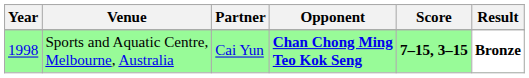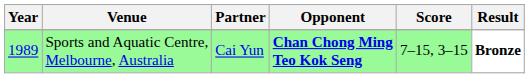(23, 51) 1998 -> (23, 51) 1989
(434, 51) bold -> (434, 51) normal
